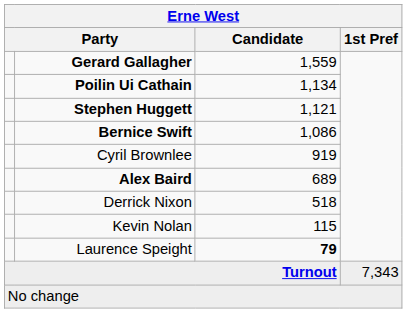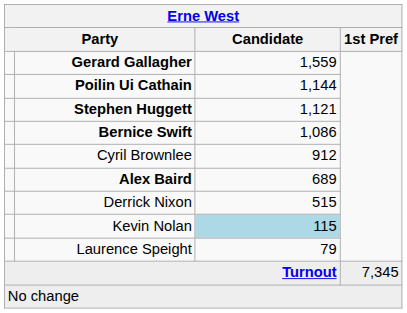(318, 86) 1,134 -> (318, 86) 1,144
(324, 156) 919 -> (324, 156) 912
(324, 202) 518 -> (324, 202) 515
(325, 226) no background -> (325, 226) lightblue background
(328, 249) bold -> (328, 249) normal
(380, 272) 7,343 -> (380, 272) 7,345
